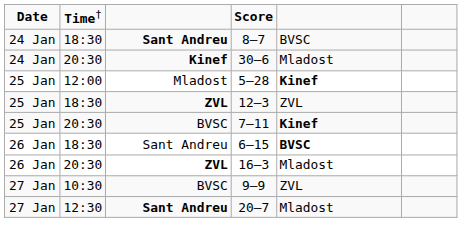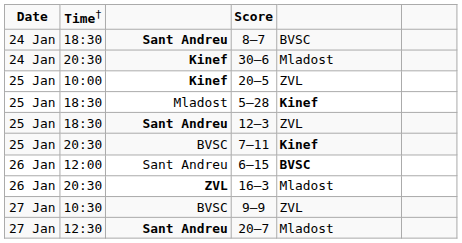+ row: (254, 81)
(83, 81) 12:00 -> (83, 102) 18:30
(216, 102) ZVL -> (185, 123) Sant Andreu
(83, 144) 18:30 -> (83, 165) 12:00
